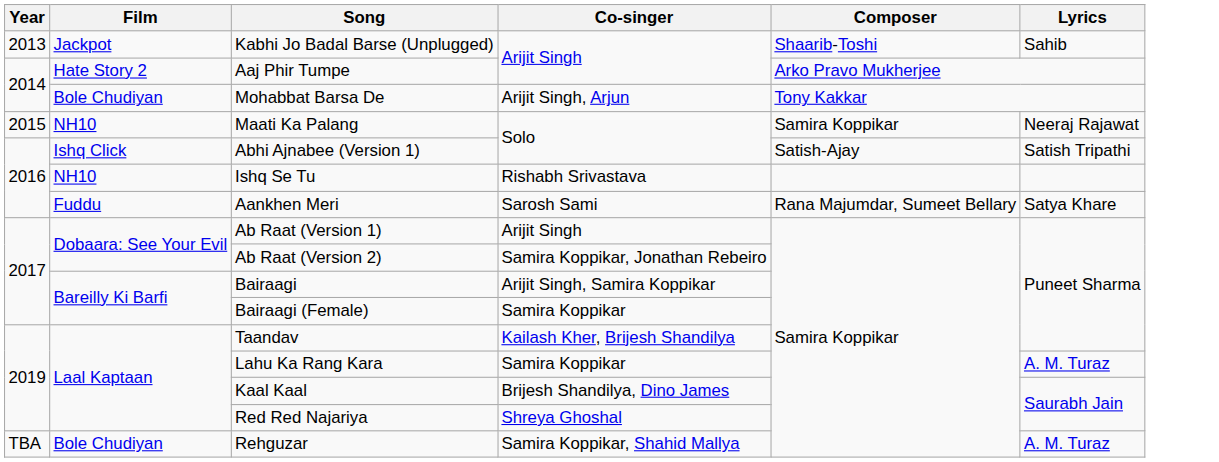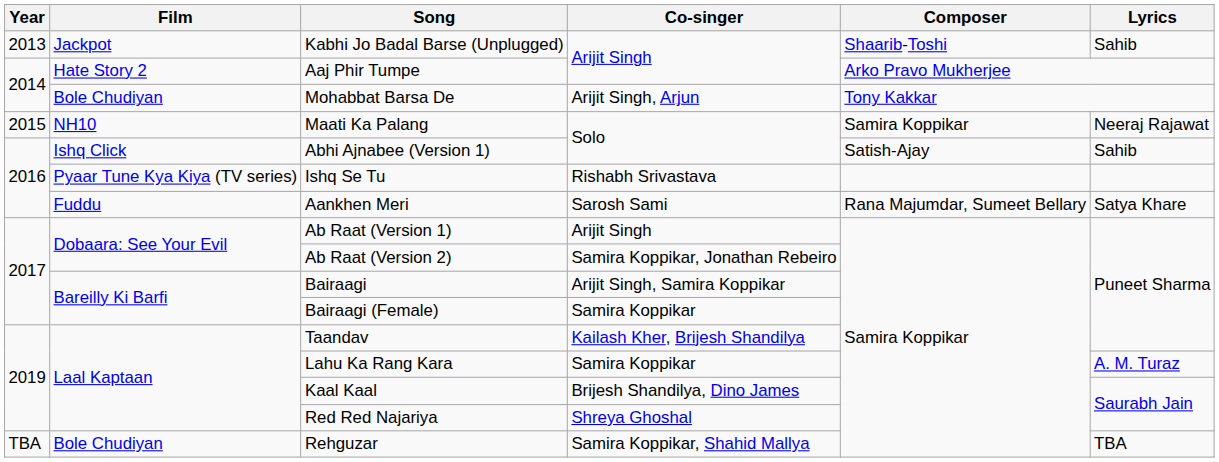(1077, 151) Satish Tripathi -> (1115, 151) Sahib
(75, 177) NH10 -> (175, 177) Pyaar Tune Kya Kiya (TV series)
(1067, 444) A. M. Turaz -> (1110, 444) TBA
